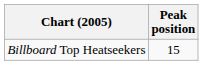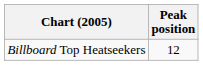(173, 49) 15 -> (173, 49) 12
